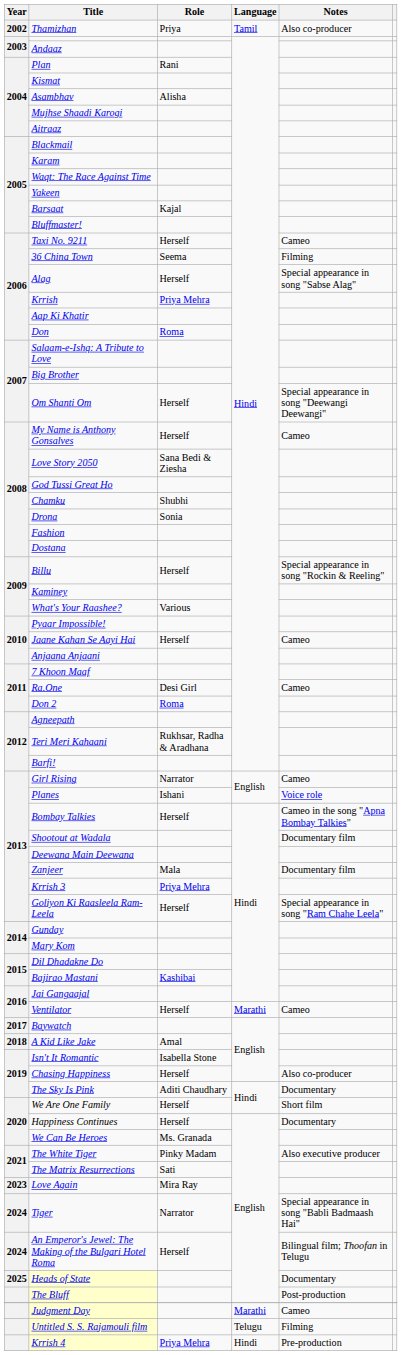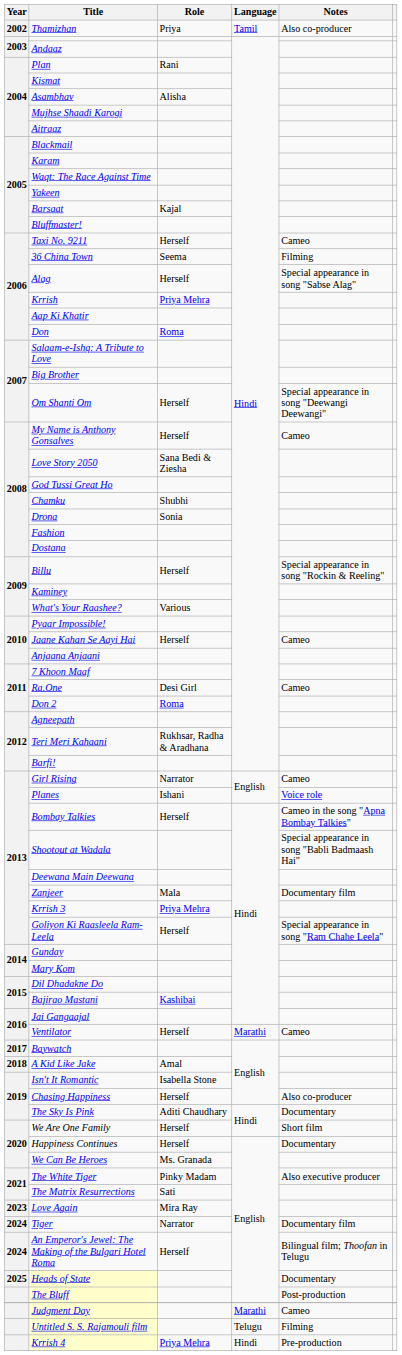(318, 838) Documentary film -> (327, 849) Special appearance in song "Babli Badmaash Hai"
(327, 1212) Special appearance in song "Babli Badmaash Hai" -> (318, 1224) Documentary film
